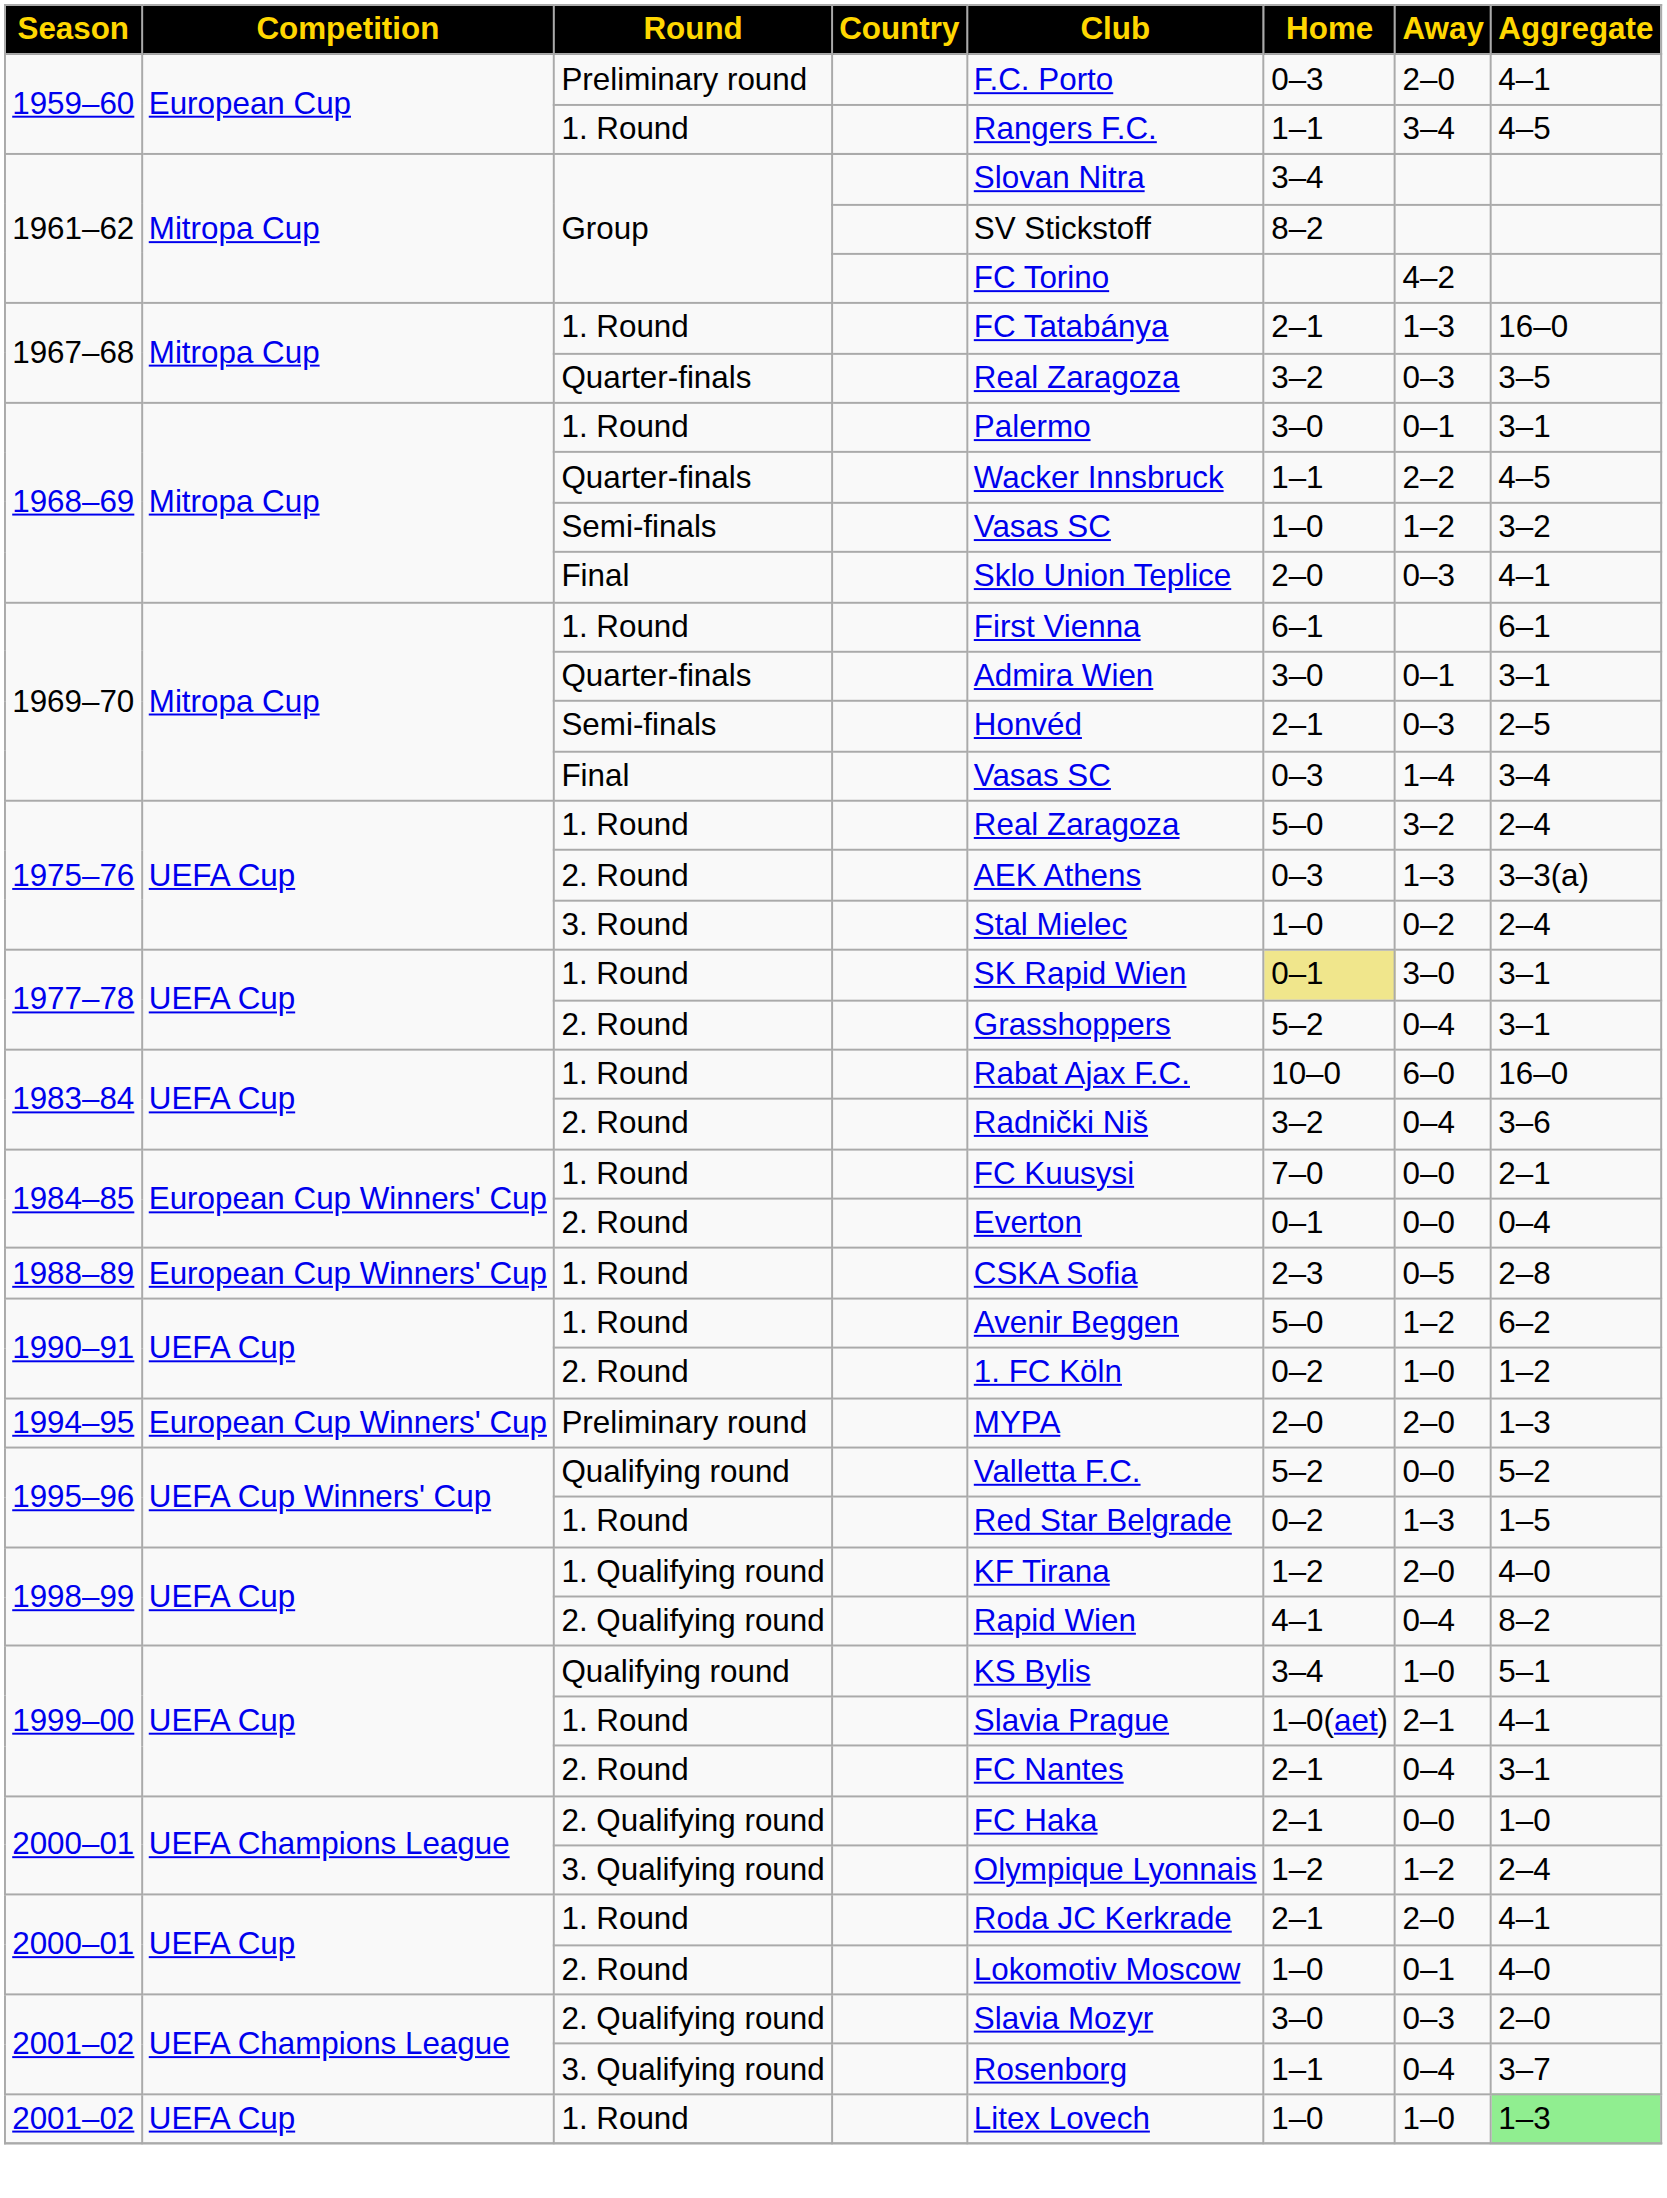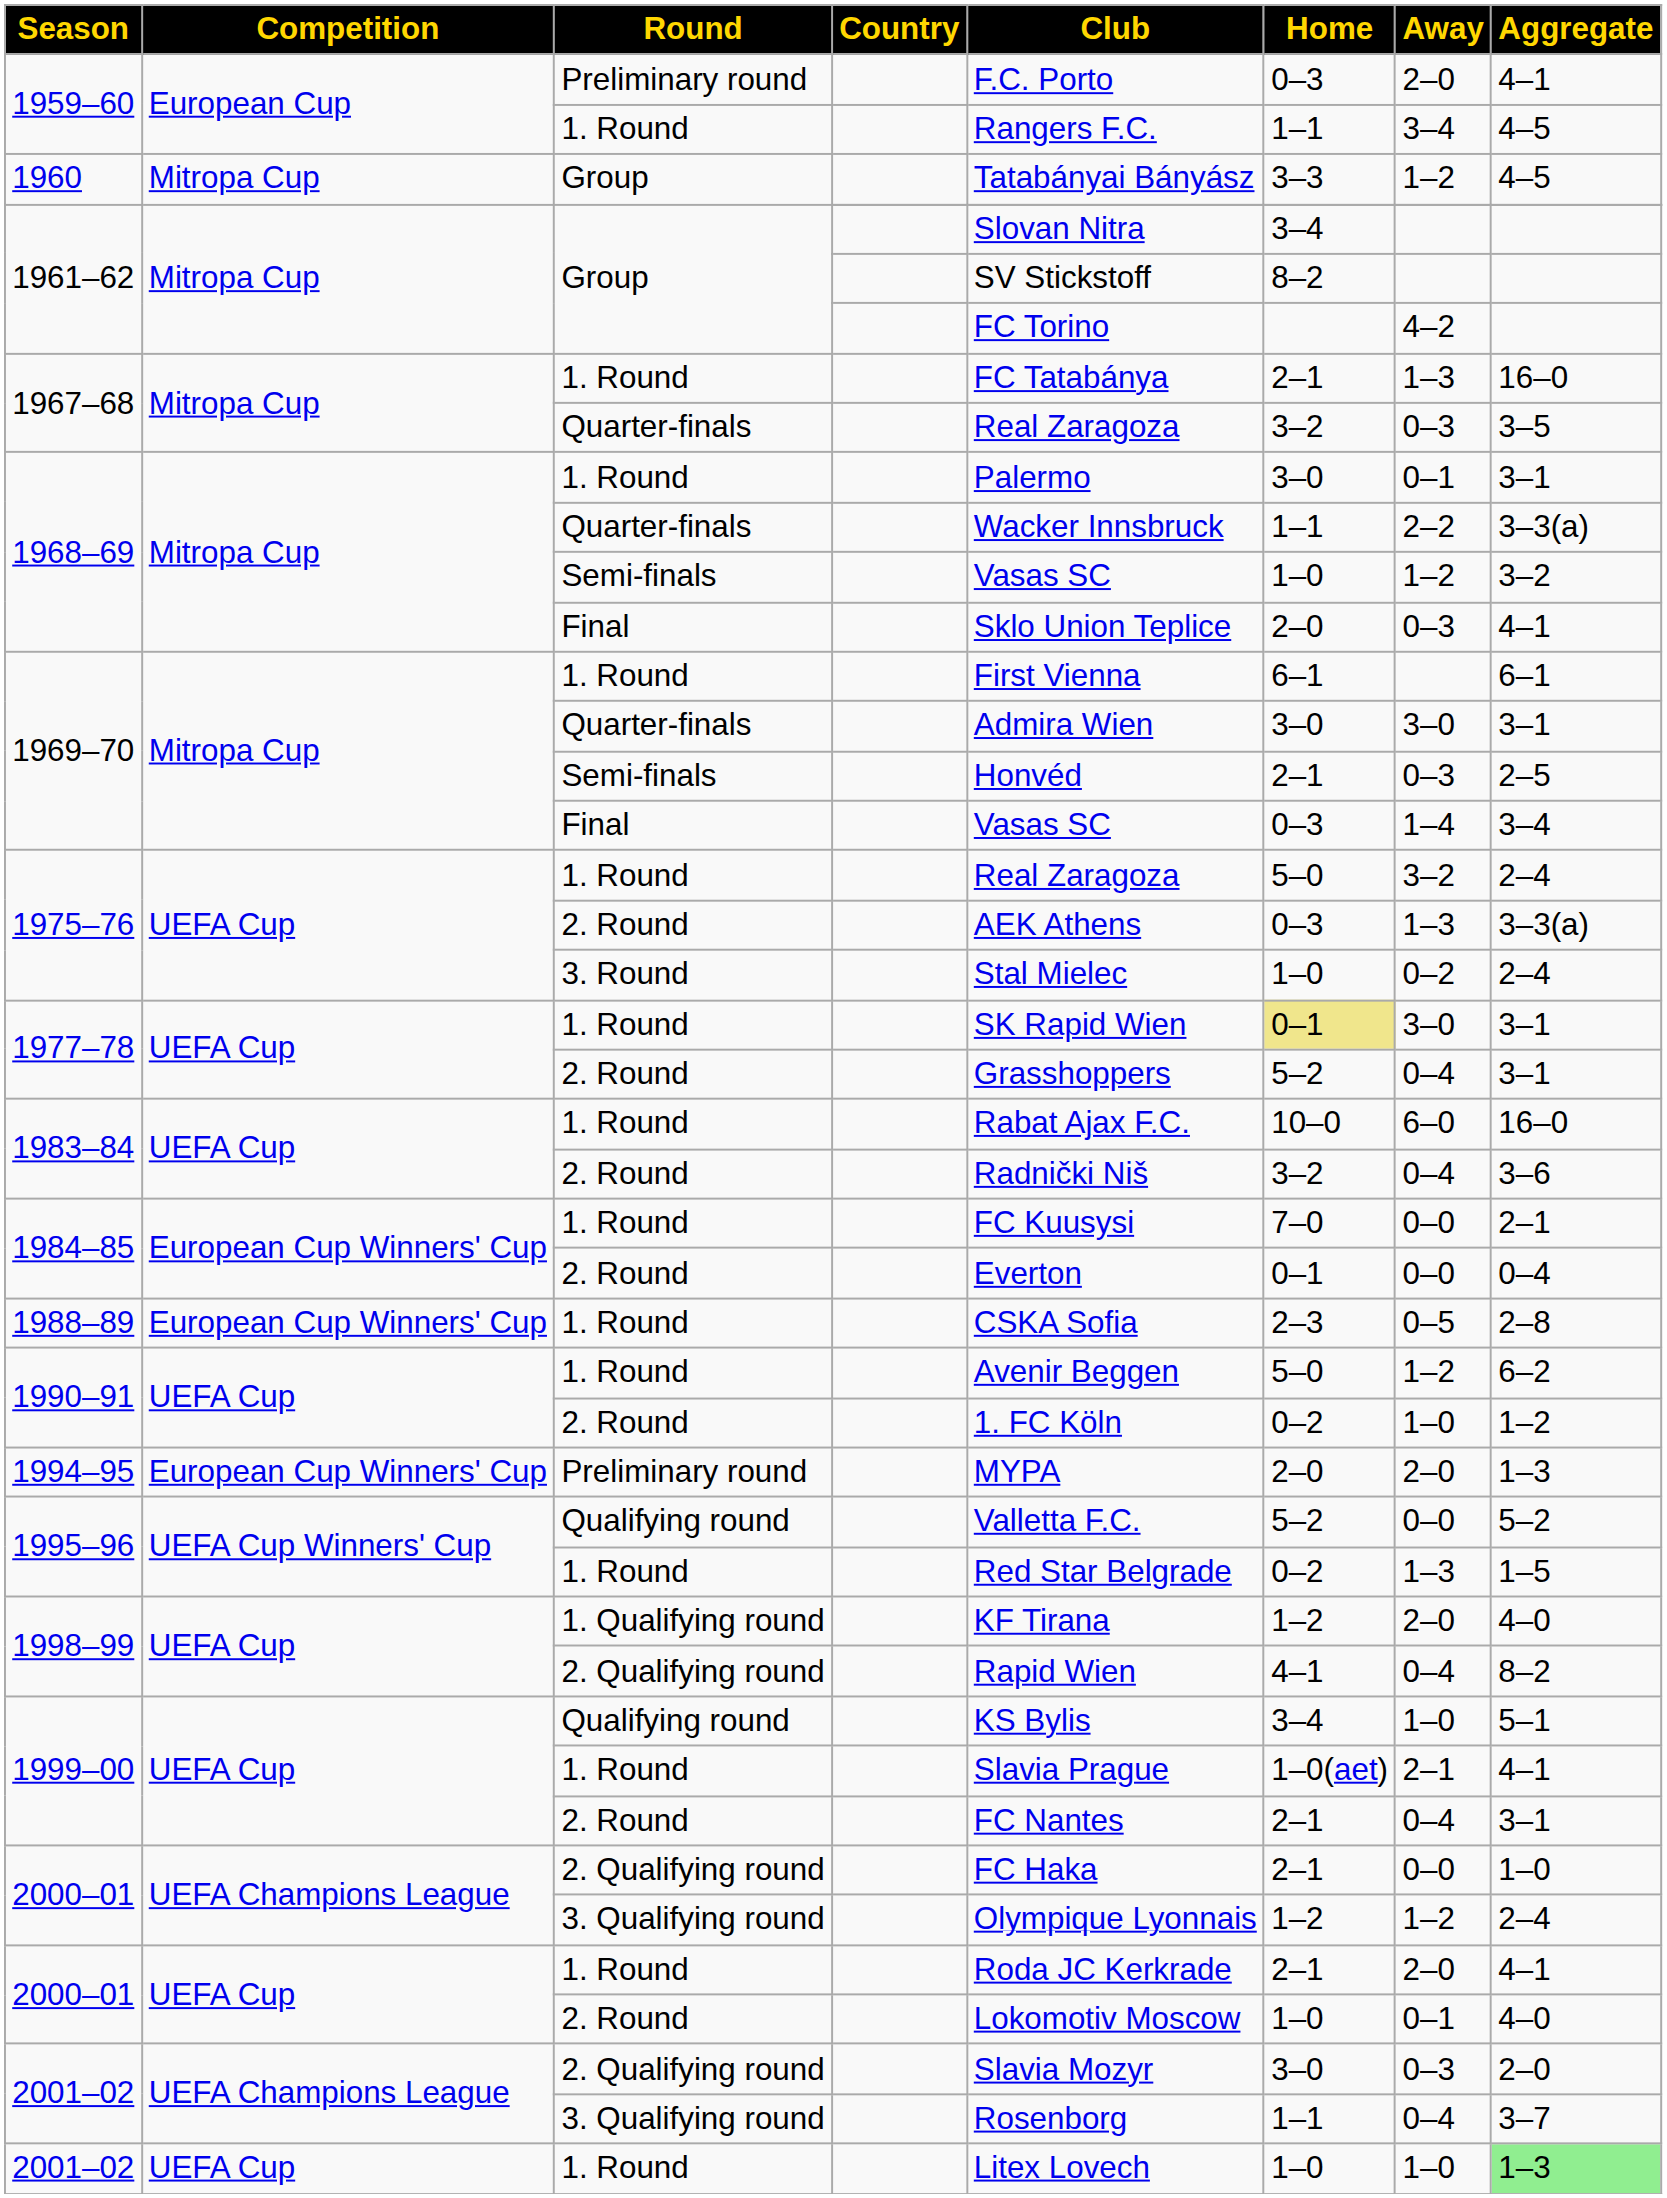+ row: (47, 178)
(1525, 476) 4–5 -> (1544, 526) 3–3(a)
(1429, 675) 0–1 -> (1429, 725) 3–0
